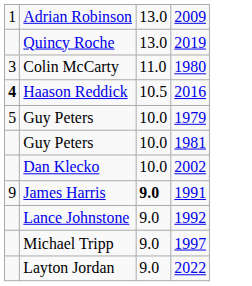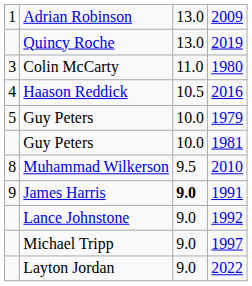(12, 92) bold -> (12, 92) normal
- row: (61, 167)
+ row: (96, 167)
